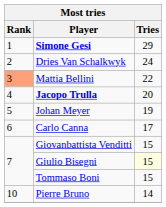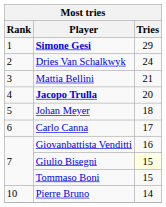(9, 78) lightsalmon background -> (9, 78) no background
(148, 78) 22 -> (148, 78) 21
(148, 111) 19 -> (148, 111) 18
(148, 144) 15 -> (148, 144) 16
